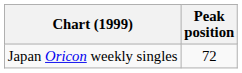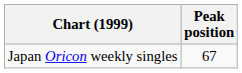(209, 56) 72 -> (209, 56) 67
